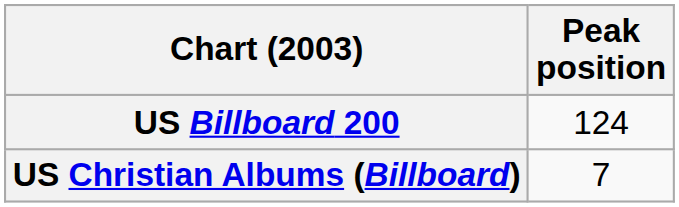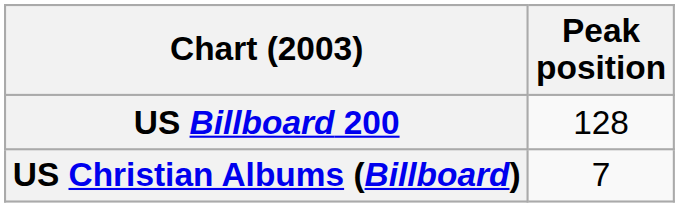(601, 121) 124 -> (601, 121) 128
